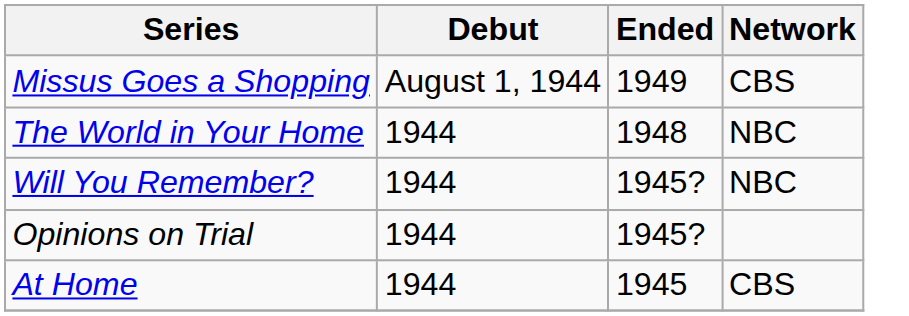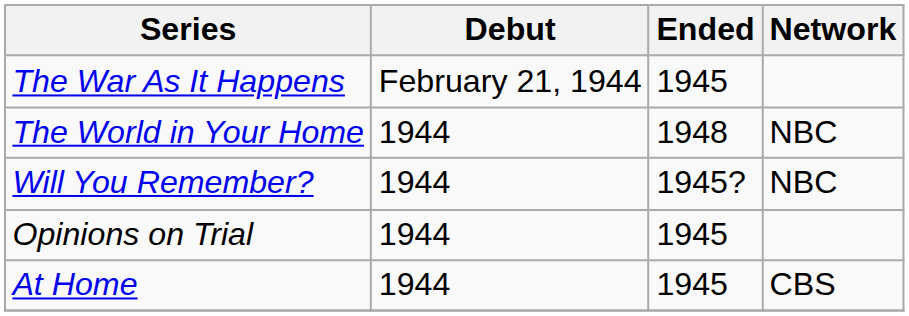+ row: (179, 81)
- row: (191, 81)
(661, 234) 1945? -> (692, 234) 1945
